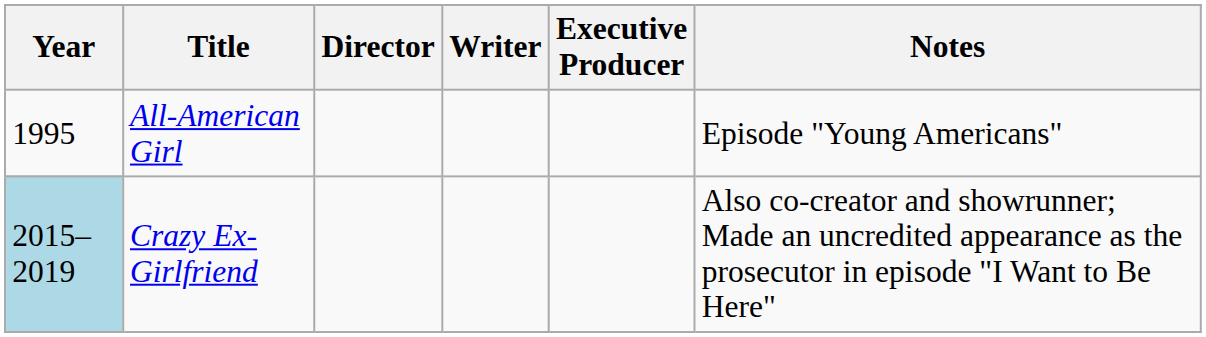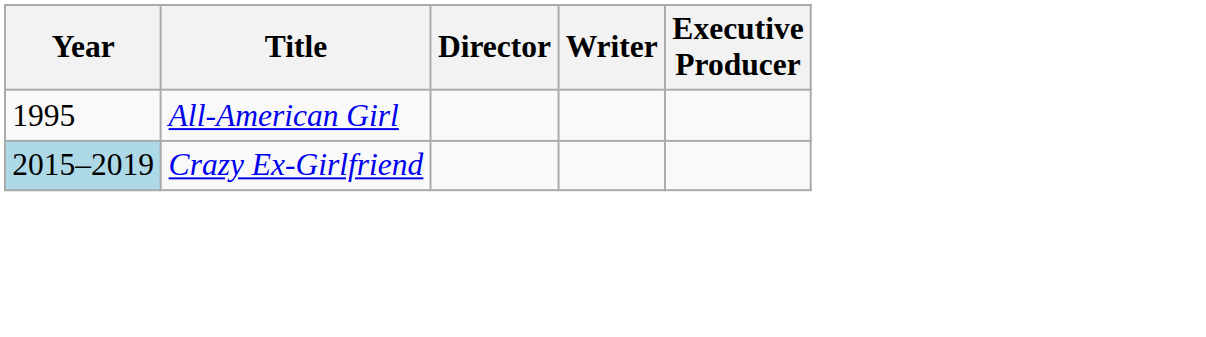- column: (948, 47)
